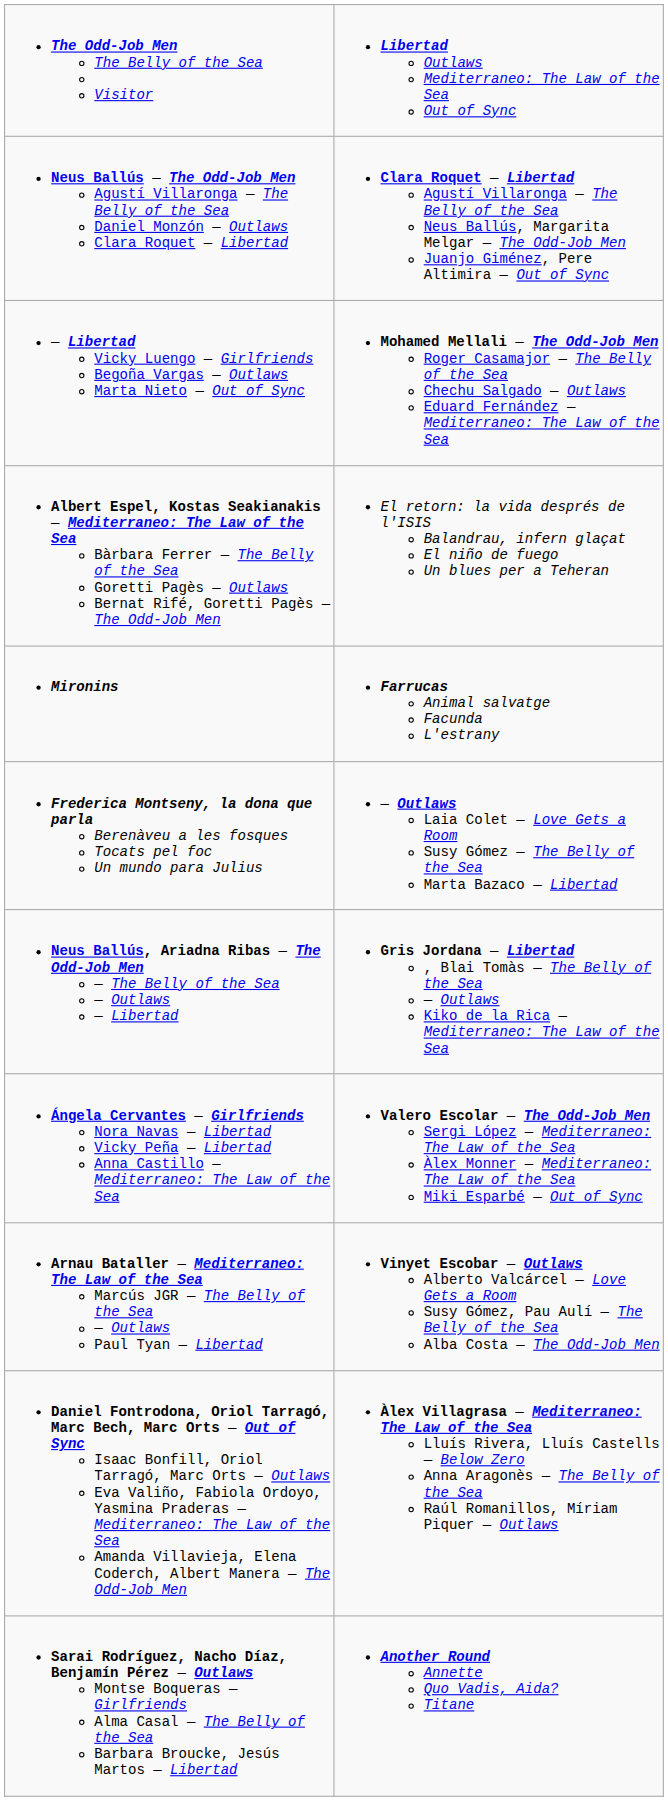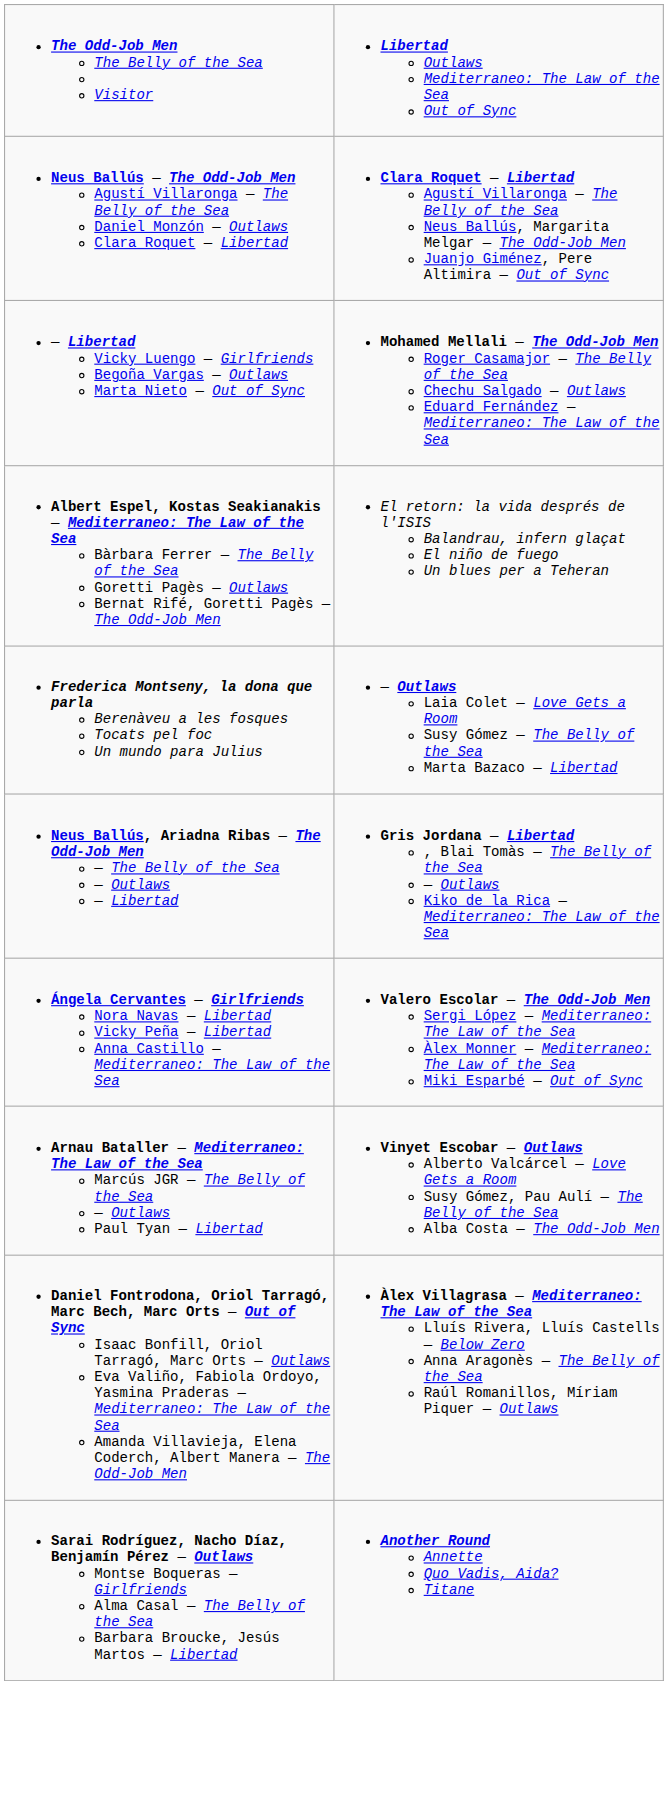- row: (169, 687)
